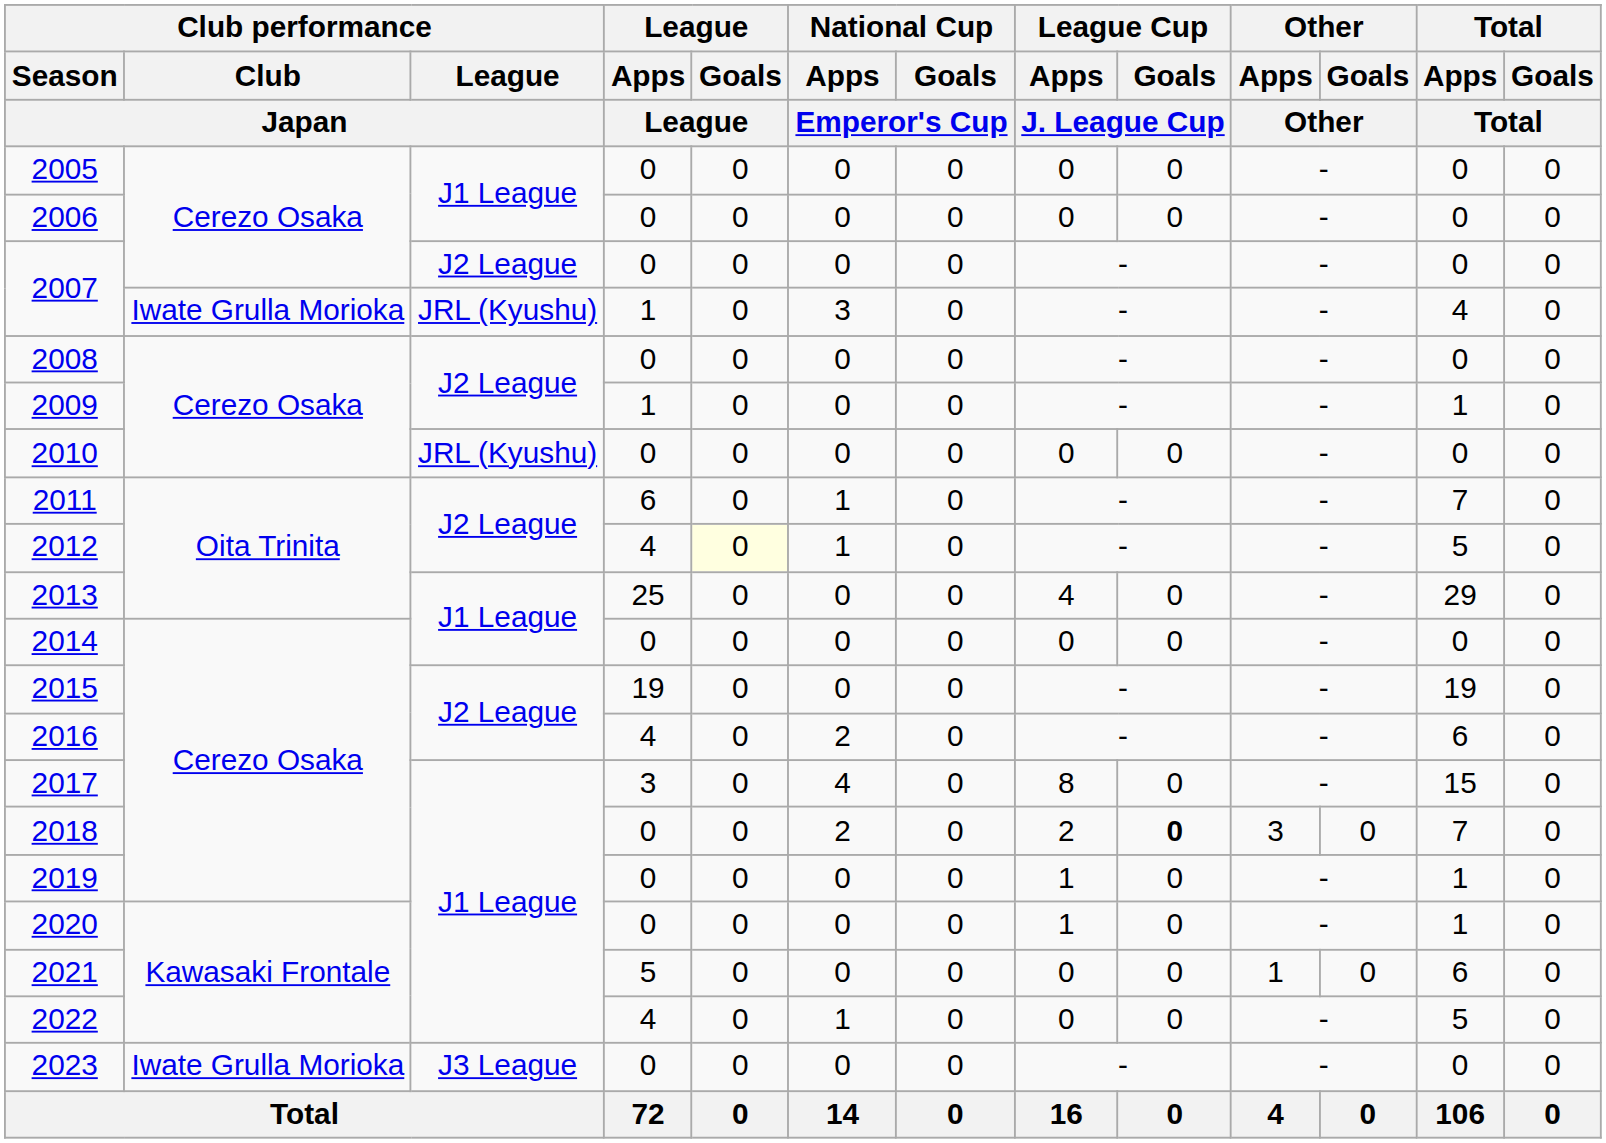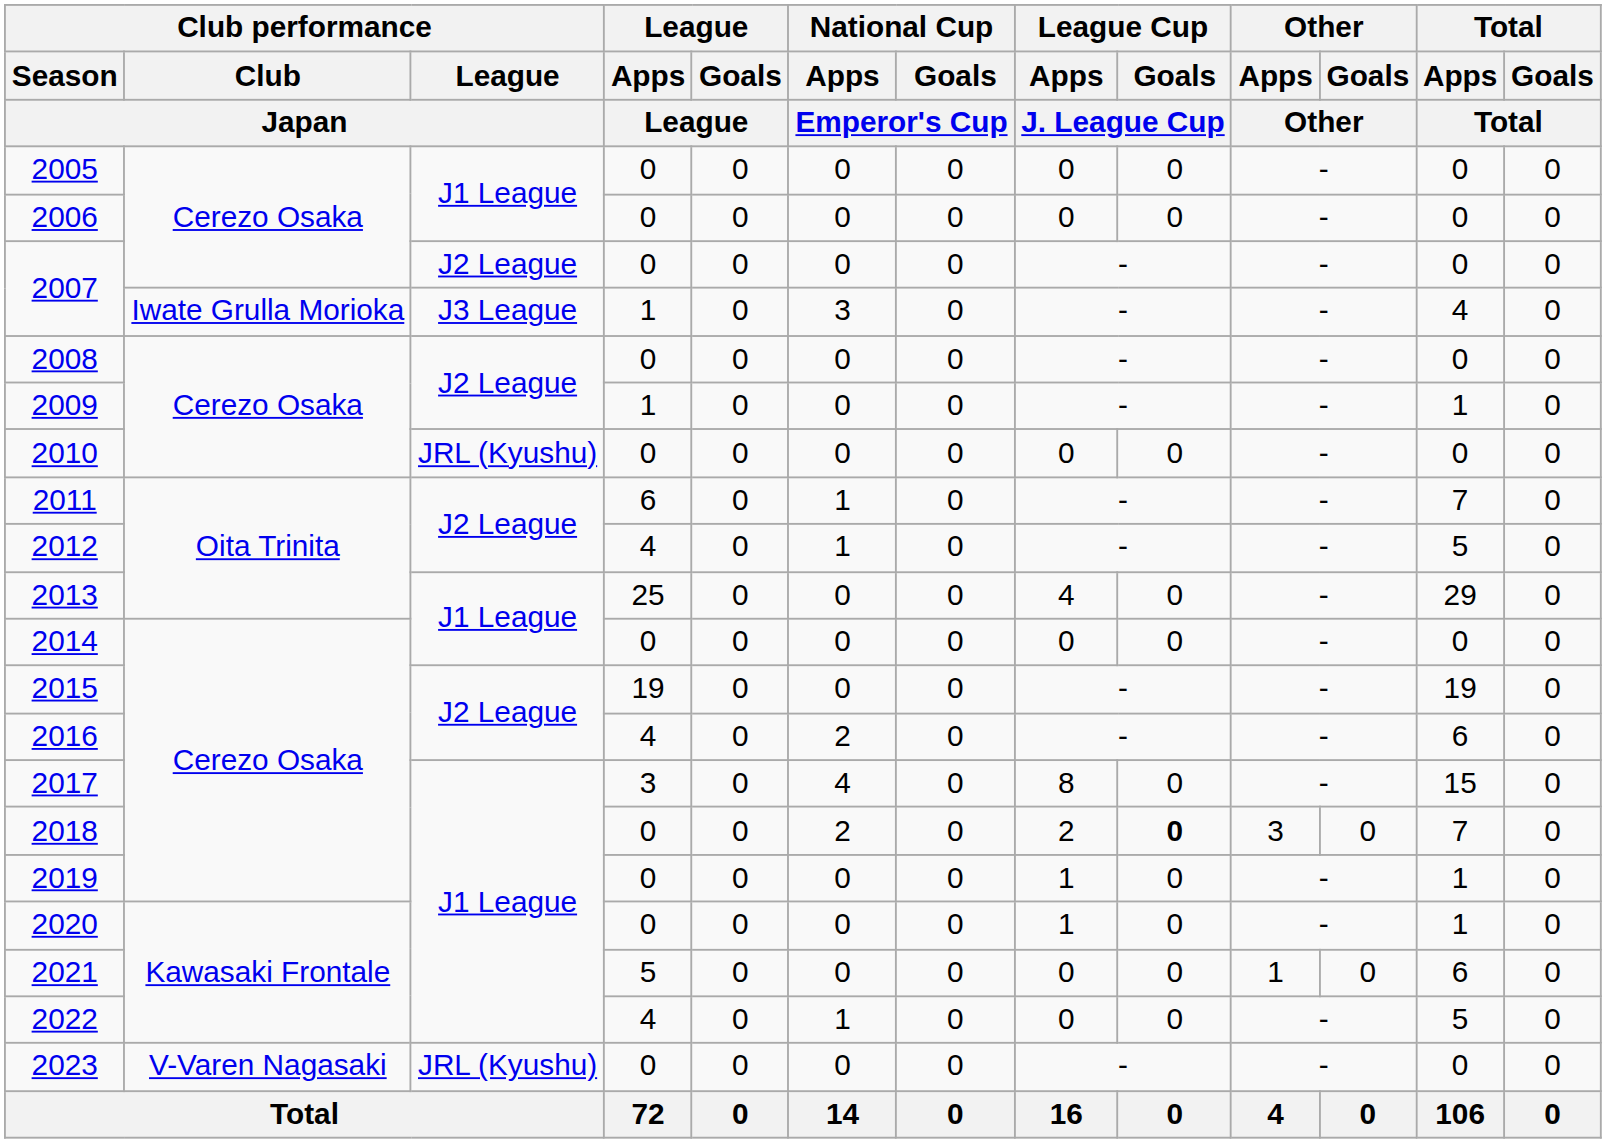(508, 311) JRL (Kyushu) -> (508, 311) J3 League
(740, 547) lightyellow background -> (740, 547) no background
(268, 1066) Iwate Grulla Morioka -> (268, 1066) V-Varen Nagasaki
(508, 1066) J3 League -> (508, 1066) JRL (Kyushu)
